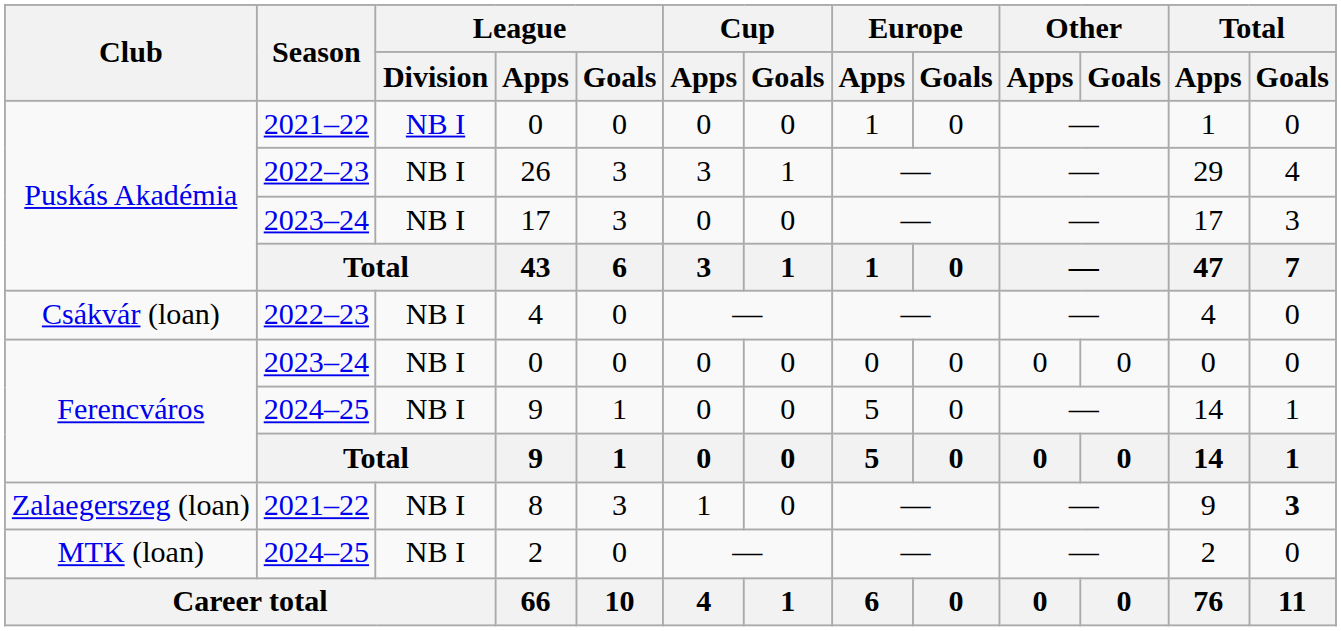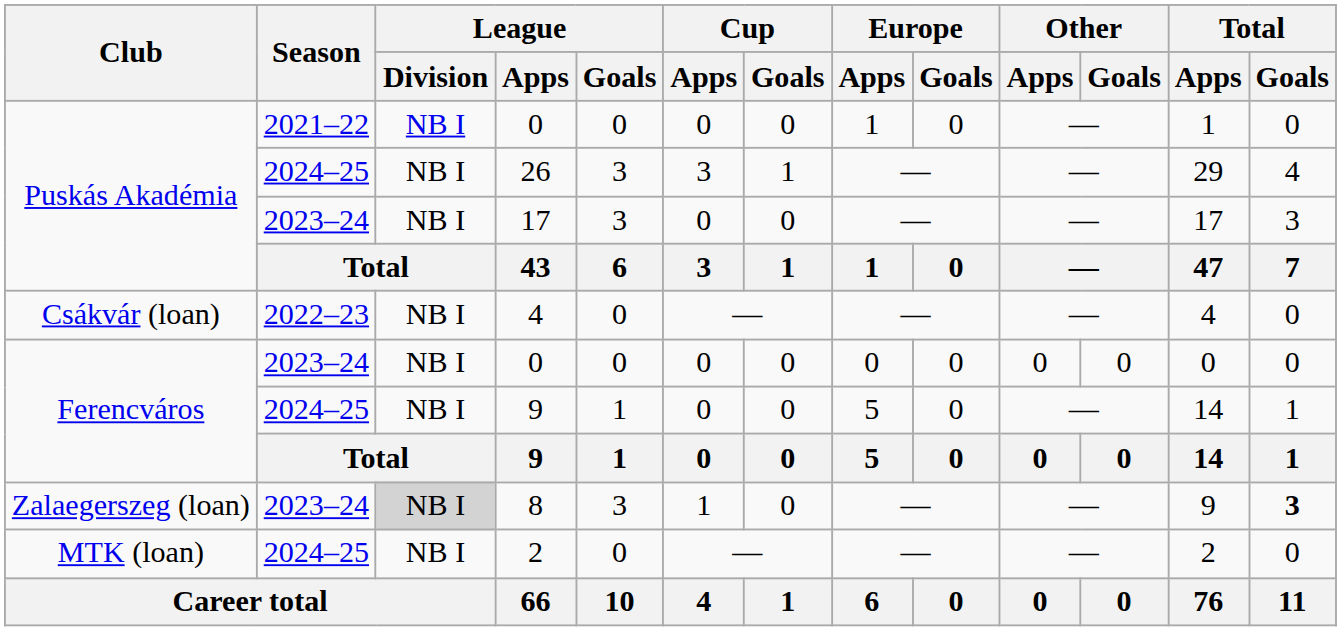(316, 171) 2022–23 -> (316, 171) 2024–25
(316, 505) 2021–22 -> (316, 505) 2023–24
(436, 505) no background -> (436, 505) lightgrey background
